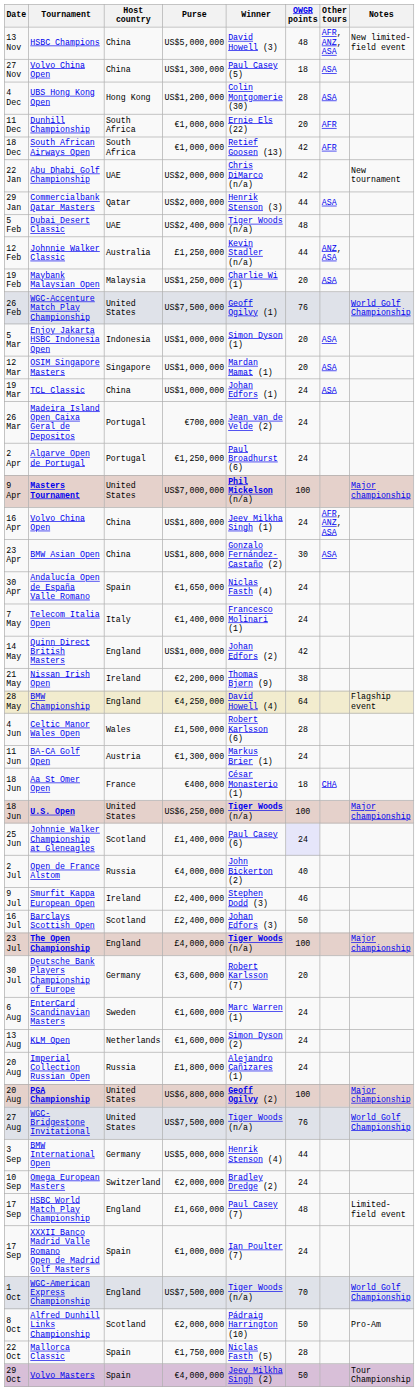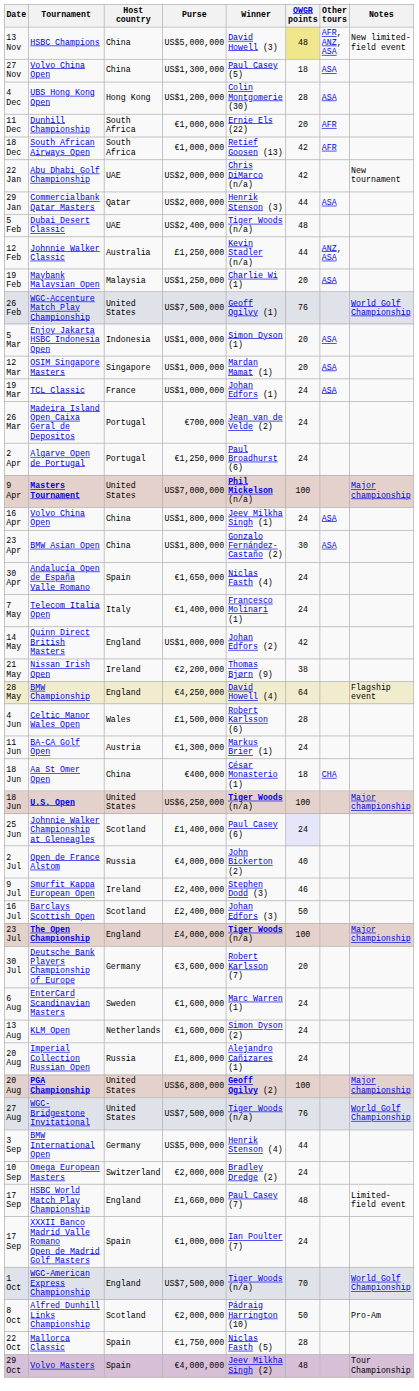(303, 43) no background -> (303, 43) khaki background
(118, 391) China -> (121, 391) France
(332, 524) AFR, ANZ, ASA -> (329, 519) ASA
(121, 785) France -> (118, 775) China
(303, 1376) 50 -> (303, 1366) 48
